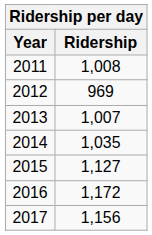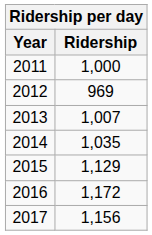(101, 67) 1,008 -> (101, 67) 1,000
(101, 167) 1,127 -> (101, 167) 1,129
